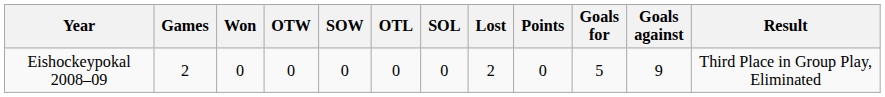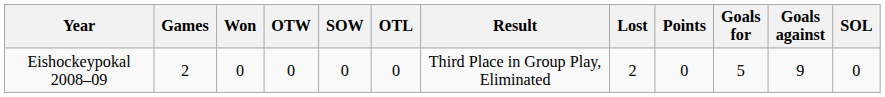columns swapped: (444, 26) <-> (786, 26)
